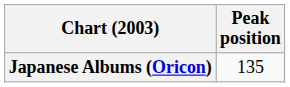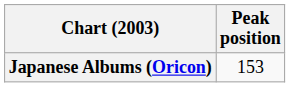(250, 67) 135 -> (250, 67) 153
